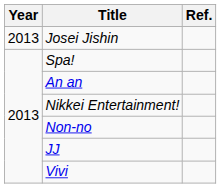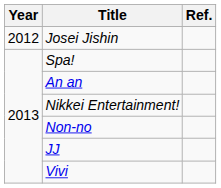(23, 37) 2013 -> (23, 37) 2012
